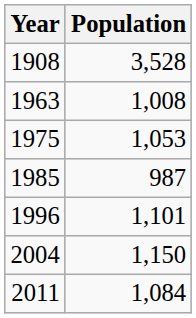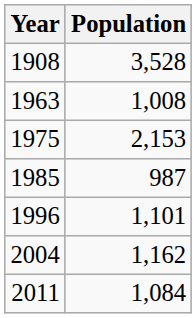(158, 139) 1,053 -> (158, 139) 2,153
(158, 254) 1,150 -> (158, 254) 1,162
